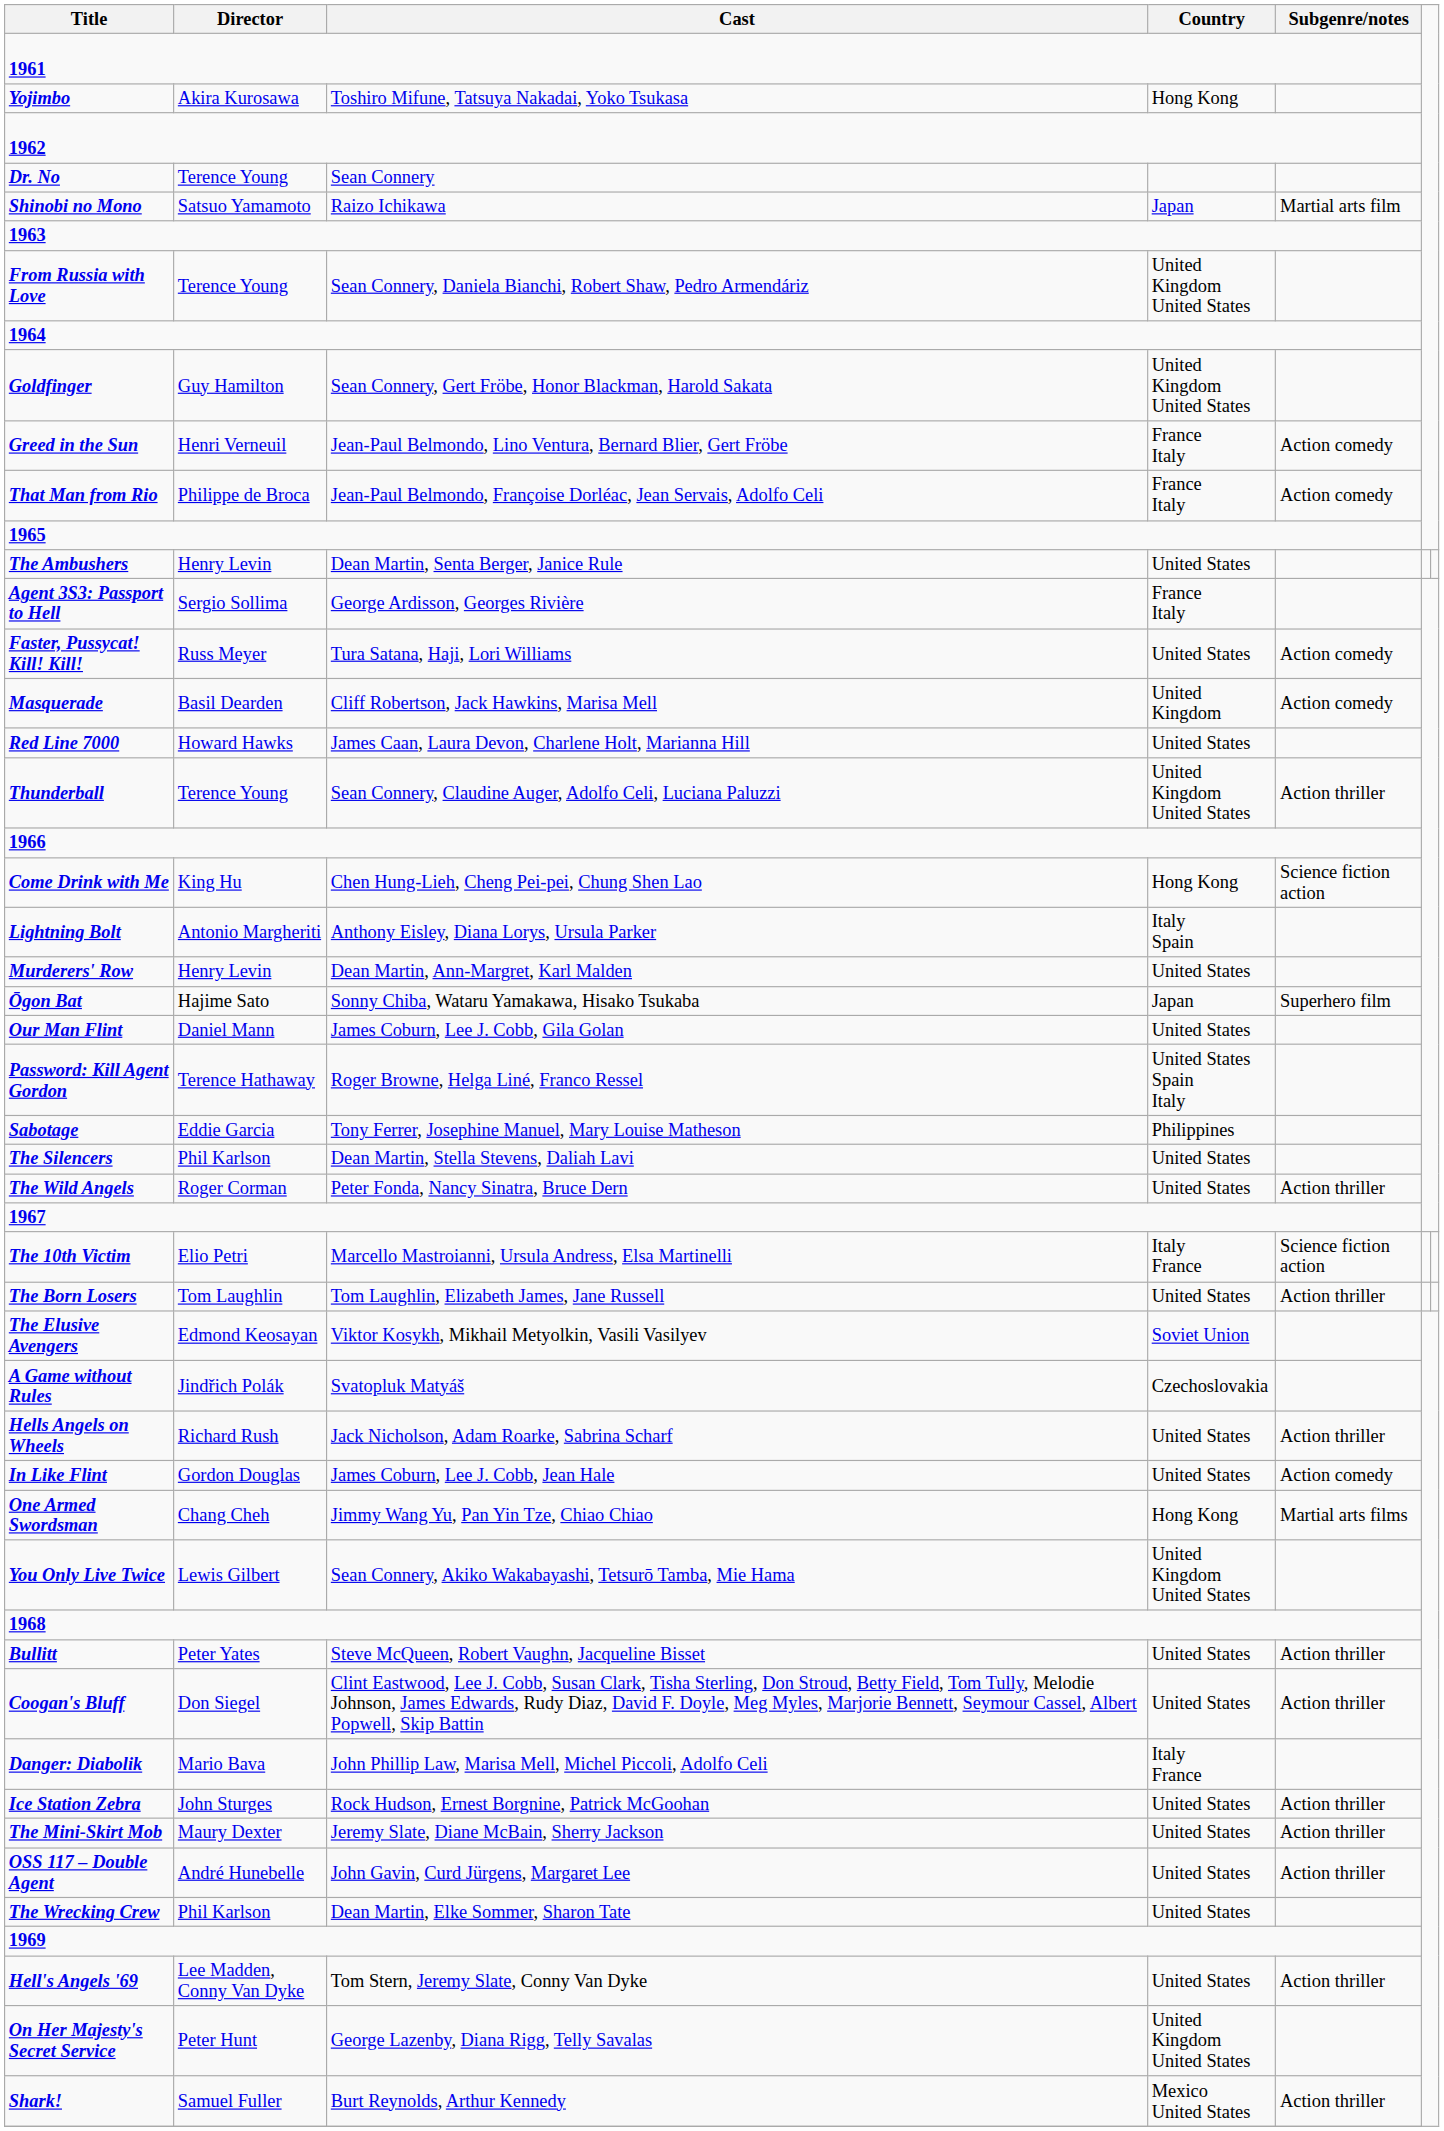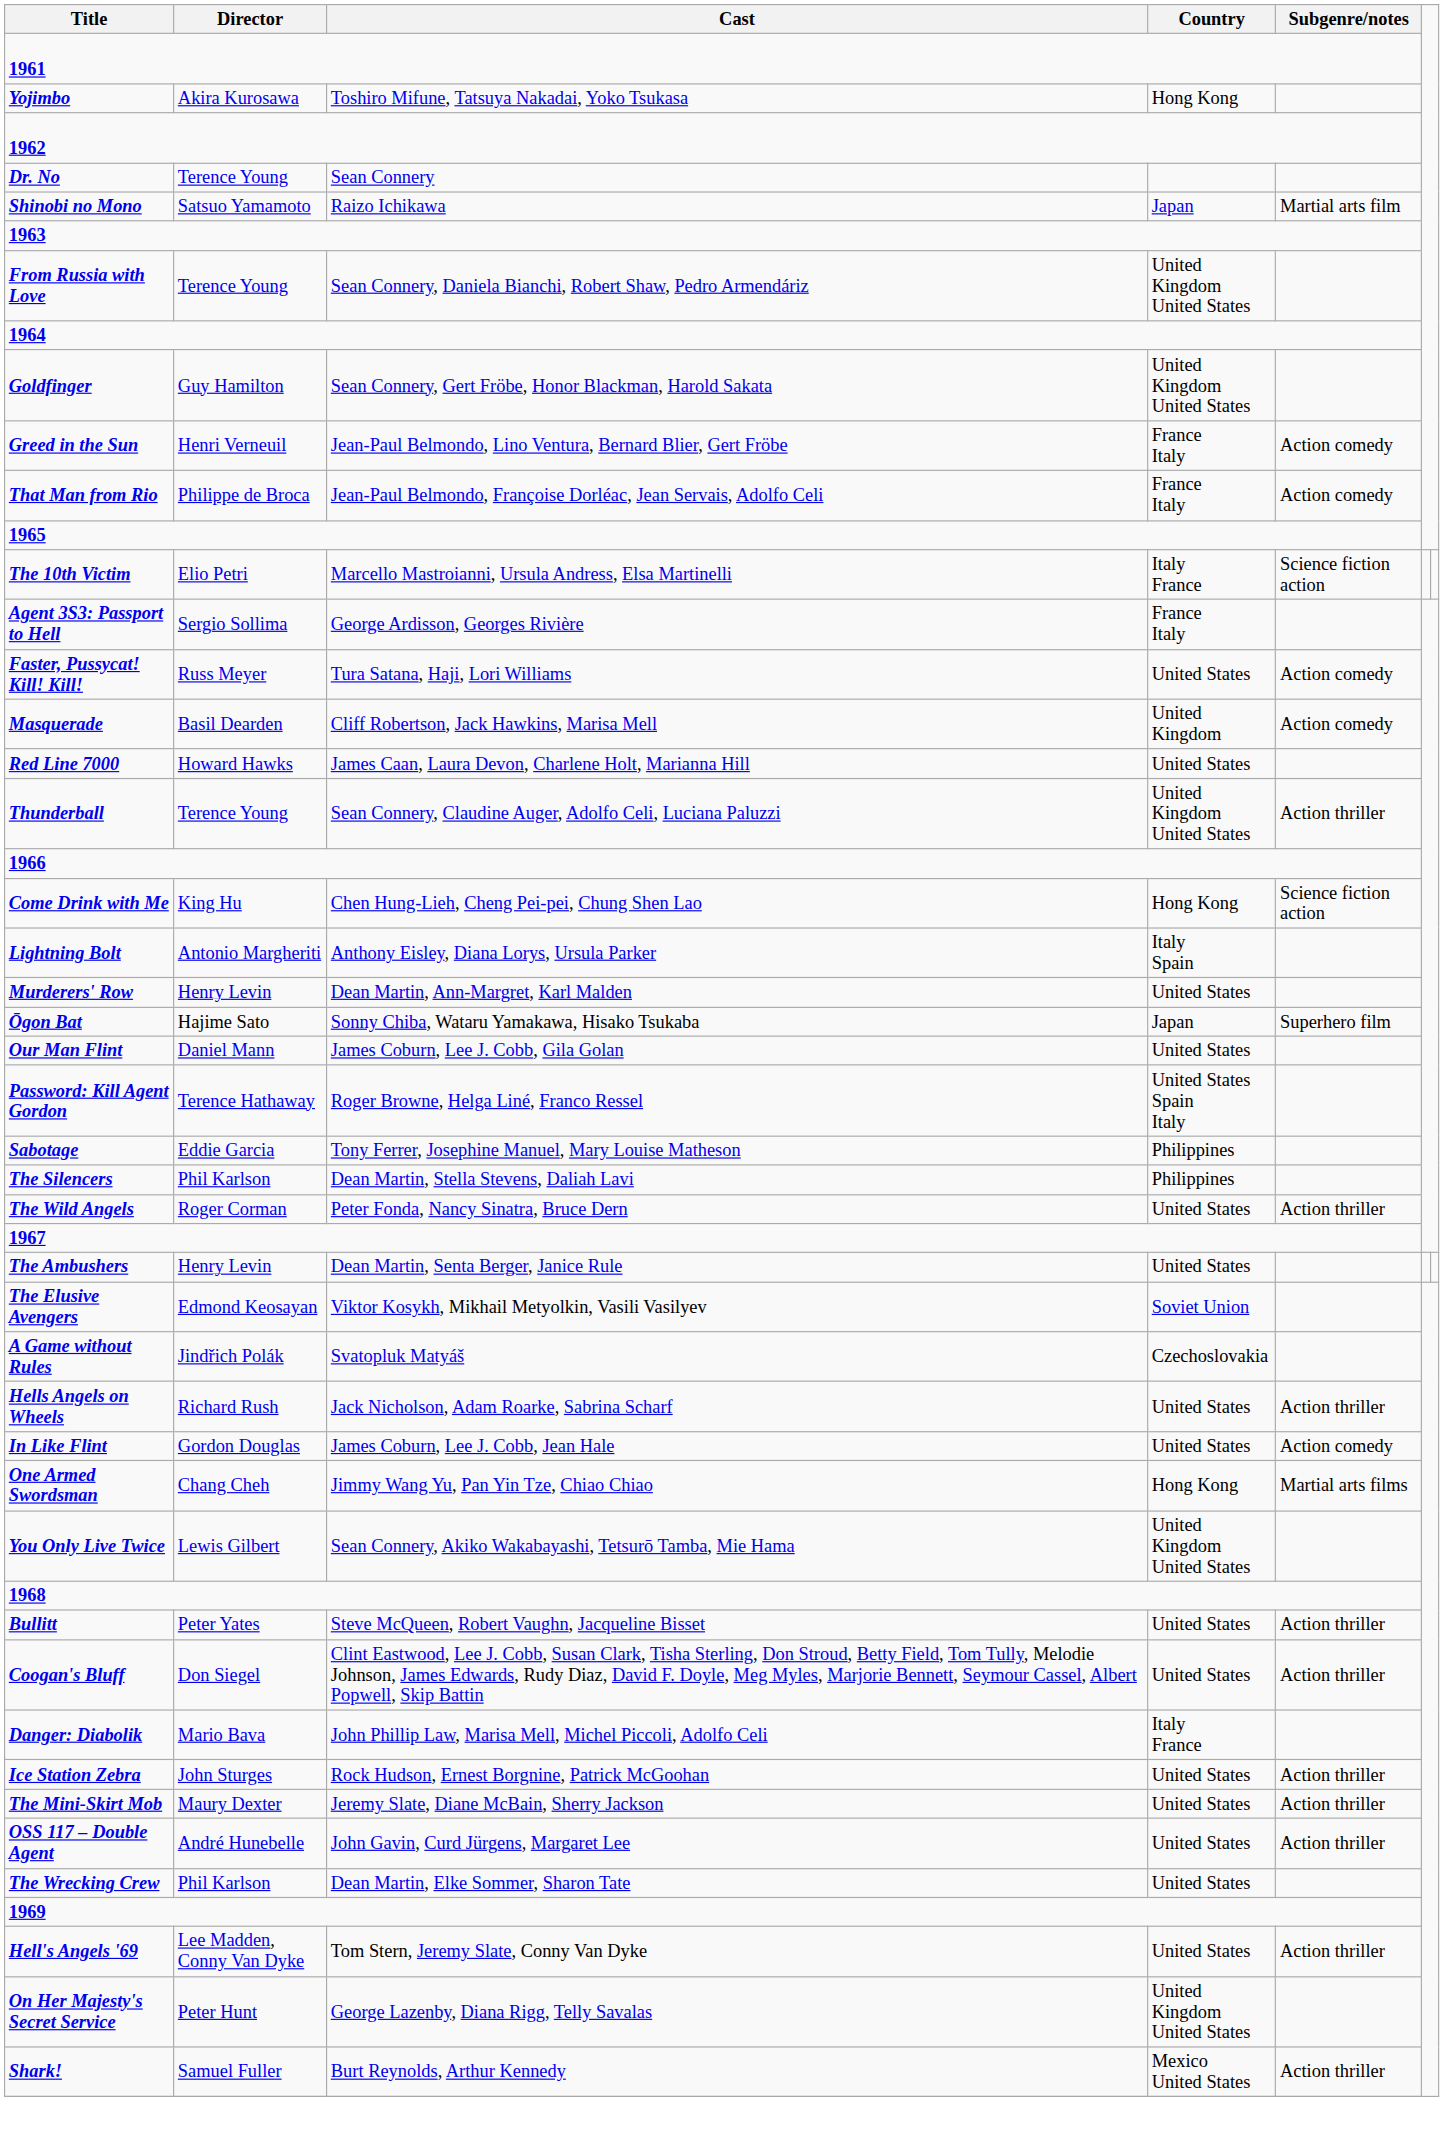rows swapped: (70, 1256) <-> (69, 564)
(1201, 1158) United States -> (1193, 1179) Philippines
- row: (73, 1296)
